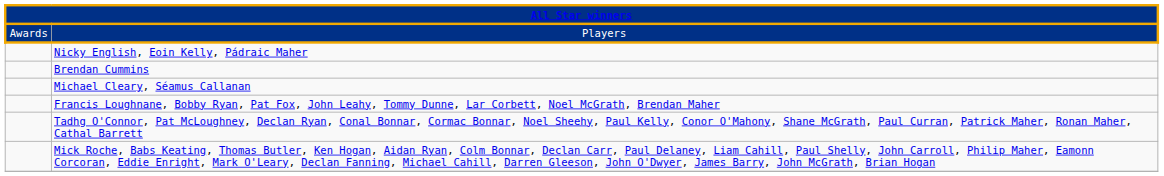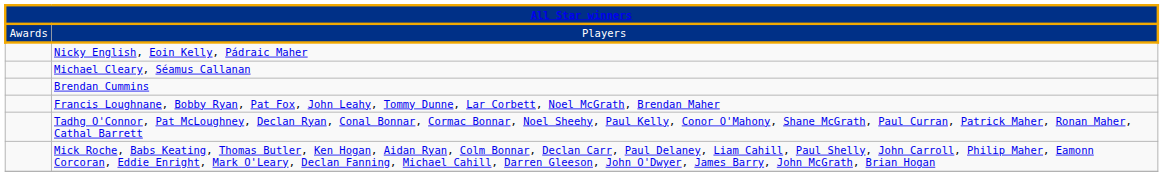rows swapped: (102, 69) <-> (152, 86)
